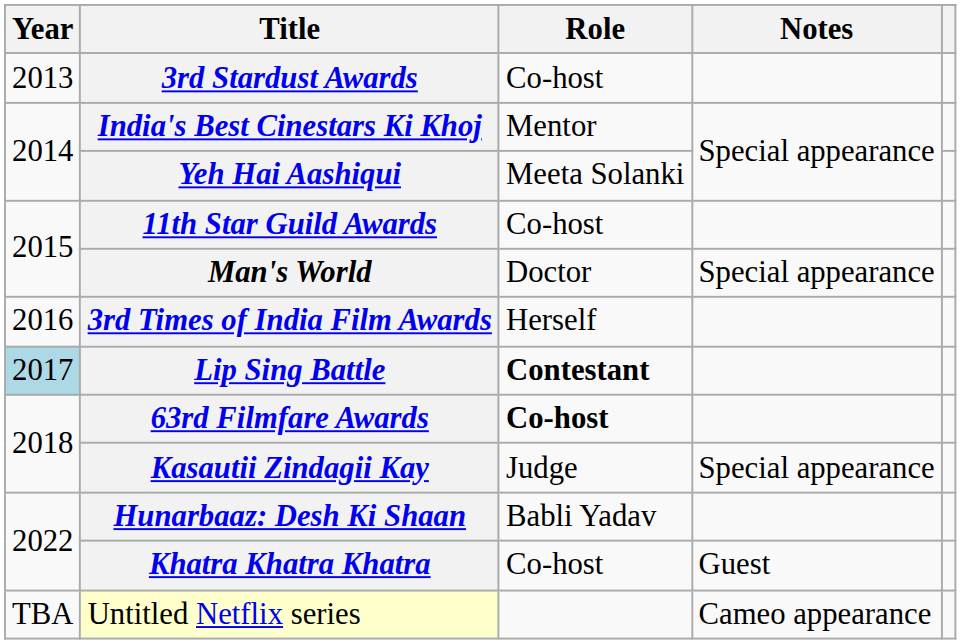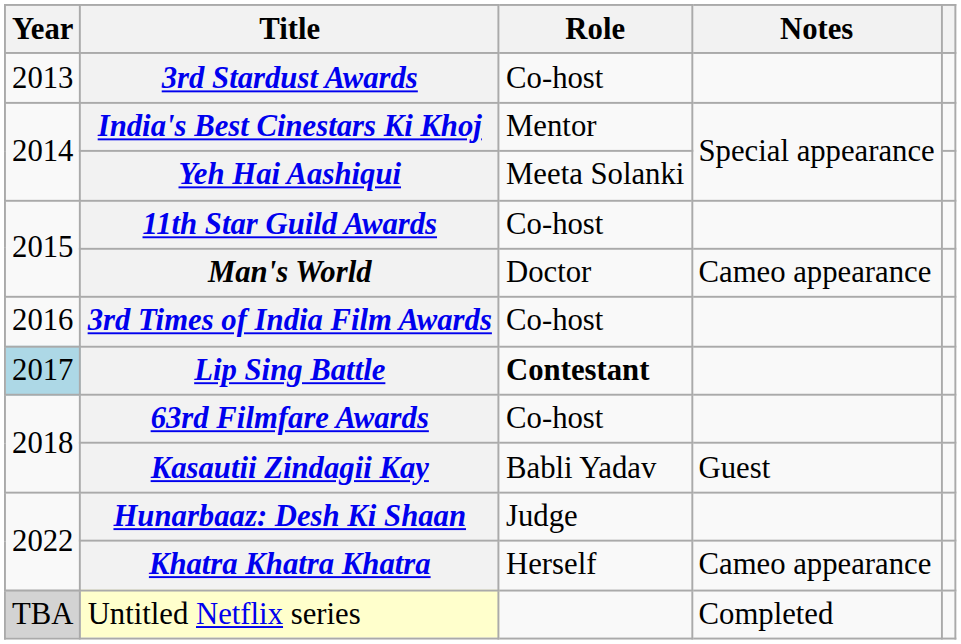(817, 272) Special appearance -> (815, 272) Cameo appearance
(551, 321) Herself -> (555, 321) Co-host
(557, 418) bold -> (555, 418) normal
(542, 467) Judge -> (581, 467) Babli Yadav
(817, 467) Special appearance -> (734, 467) Guest
(581, 516) Babli Yadav -> (542, 516) Judge
(555, 564) Co-host -> (551, 564) Herself
(734, 564) Guest -> (815, 564) Cameo appearance
(43, 613) no background -> (43, 613) lightgrey background
(815, 613) Cameo appearance -> (766, 613) Completed
